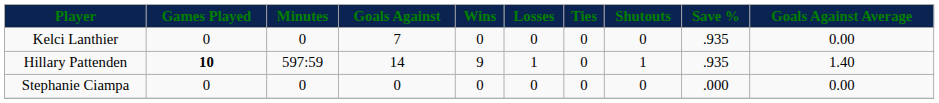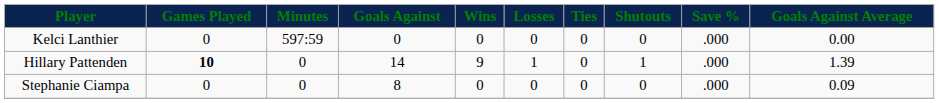(303, 39) 0 -> (303, 39) 597:59
(397, 39) 7 -> (397, 39) 0
(716, 39) .935 -> (716, 39) .000
(303, 62) 597:59 -> (303, 62) 0
(716, 62) .935 -> (716, 62) .000
(842, 62) 1.40 -> (842, 62) 1.39
(397, 86) 0 -> (397, 86) 8
(842, 86) 0.00 -> (842, 86) 0.09
